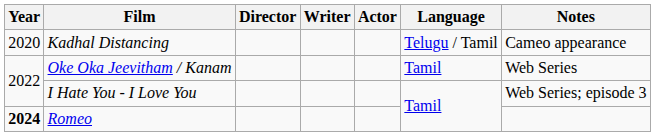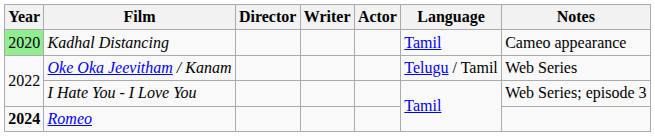(24, 42) no background -> (24, 42) lightgreen background
(451, 42) Telugu / Tamil -> (423, 42) Tamil
(423, 67) Tamil -> (451, 67) Telugu / Tamil
